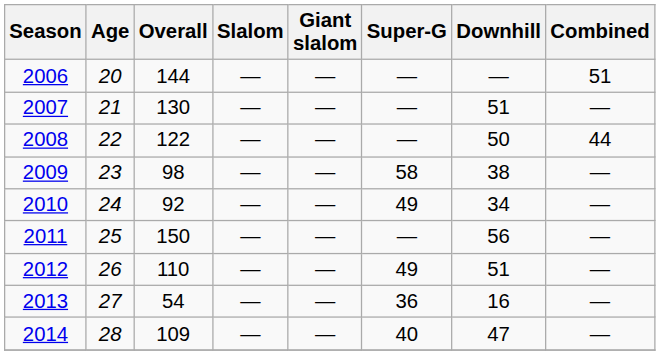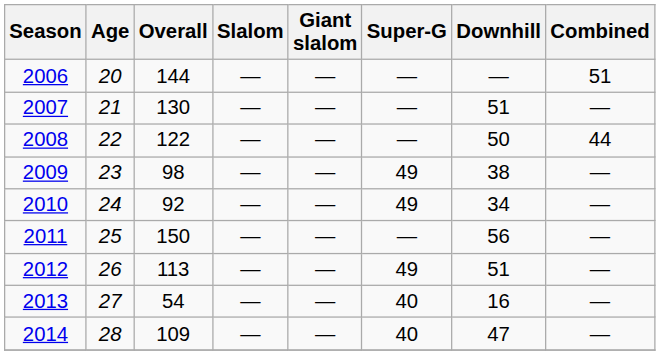(407, 172) 58 -> (407, 172) 49
(173, 269) 110 -> (173, 269) 113
(407, 301) 36 -> (407, 301) 40
